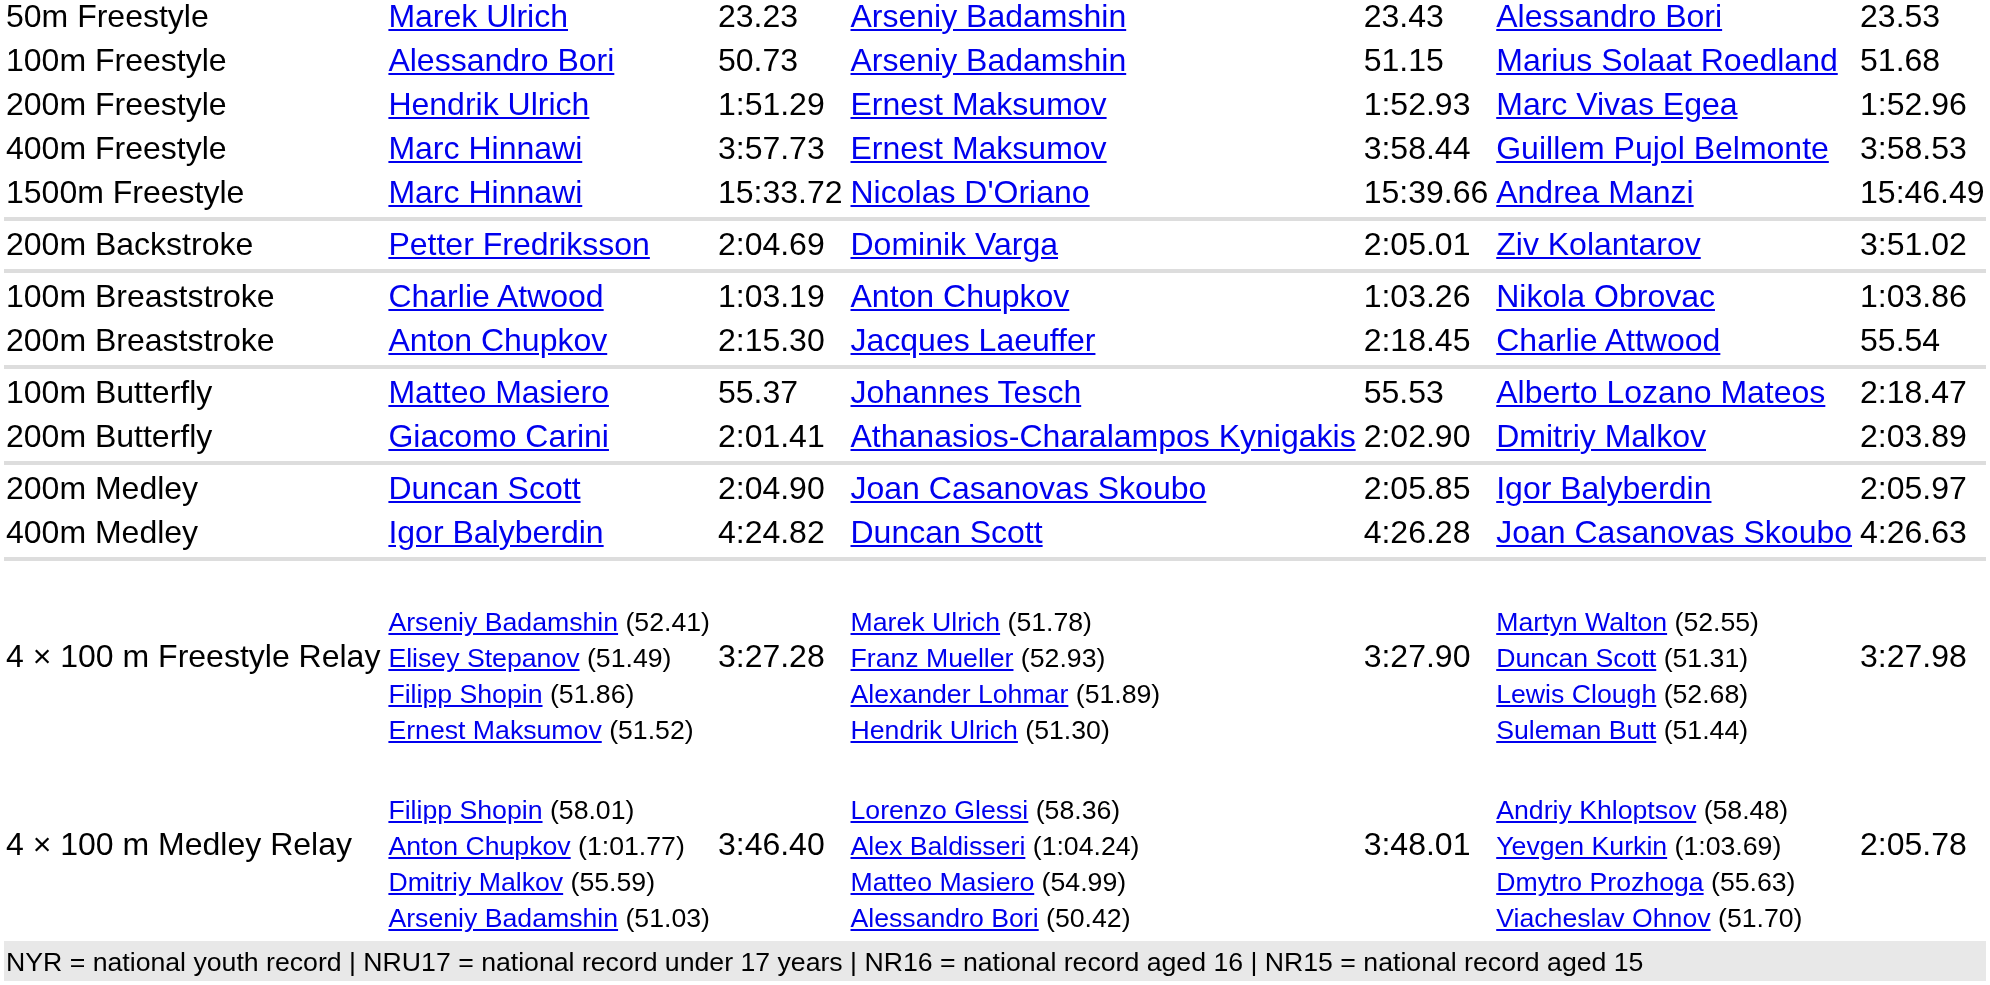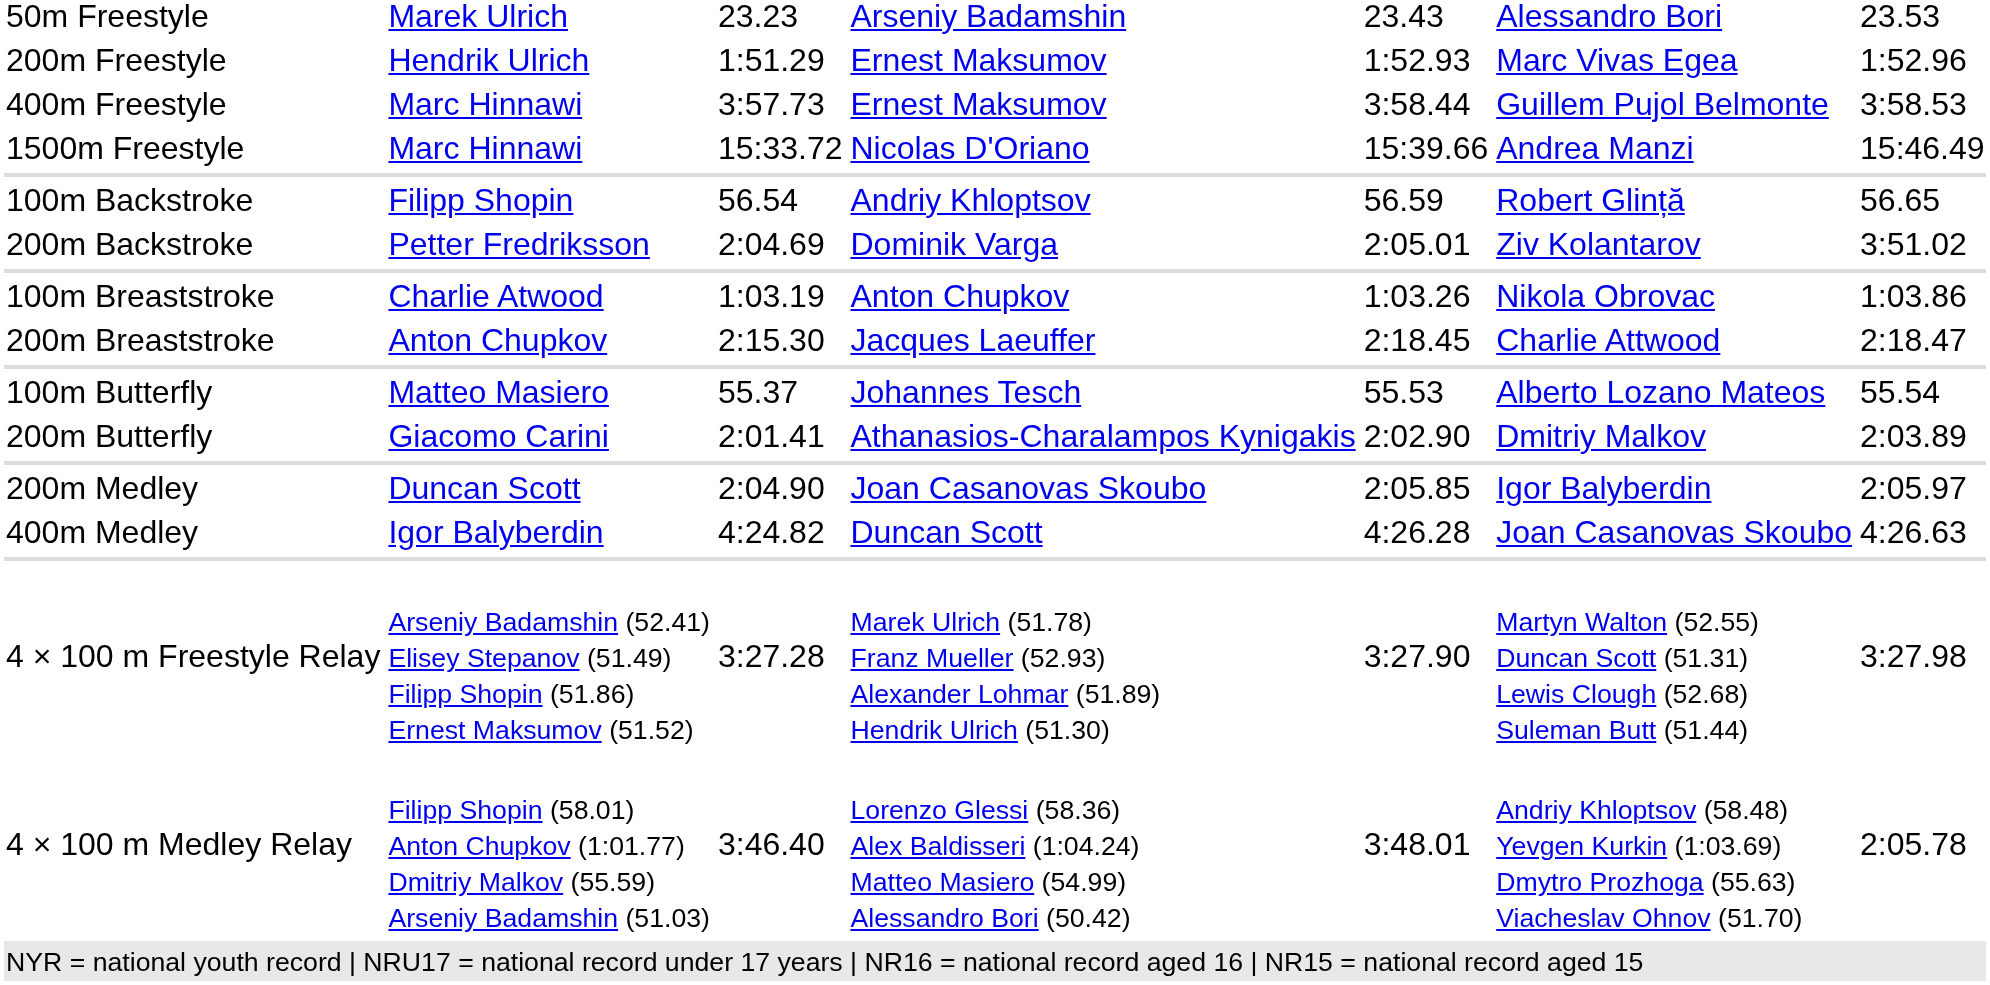- row: (116, 60)
+ row: (130, 200)
(1900, 340) 55.54 -> (1913, 340) 2:18.47
(1913, 392) 2:18.47 -> (1900, 392) 55.54
